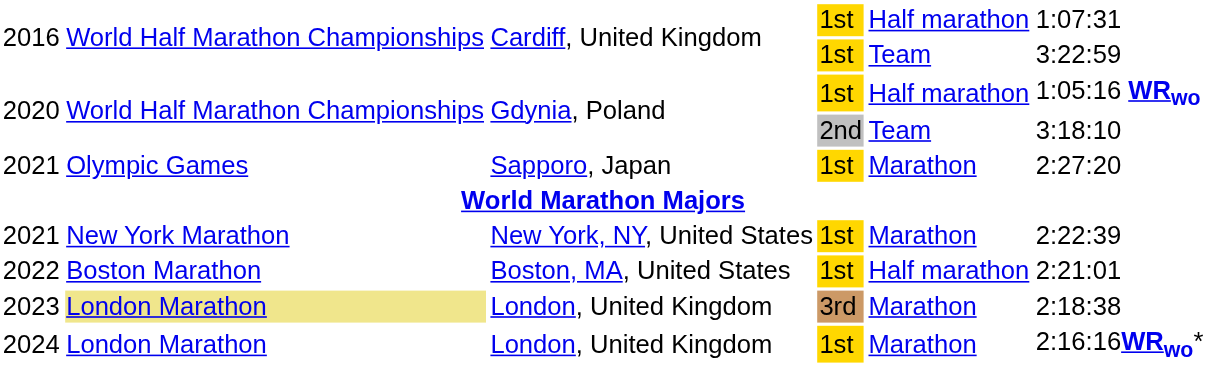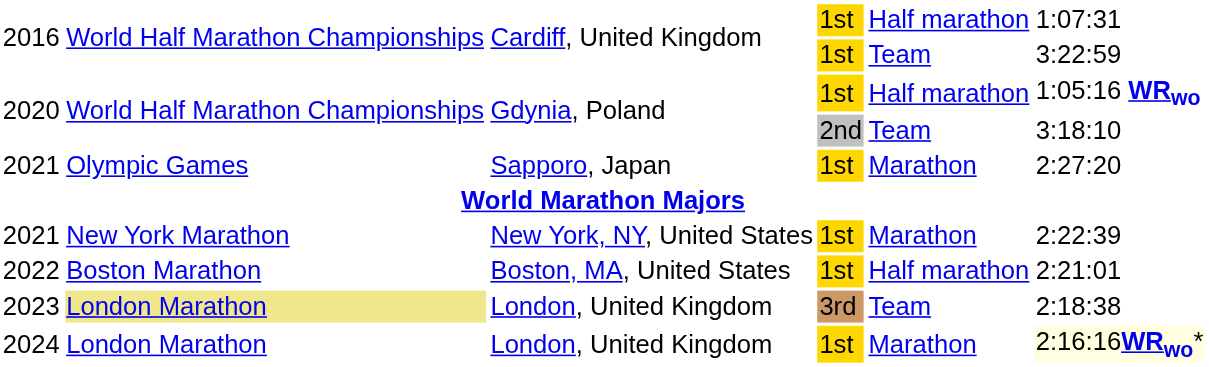(923, 306) Marathon -> (900, 306) Team
(1120, 345) no background -> (1120, 345) lightyellow background
